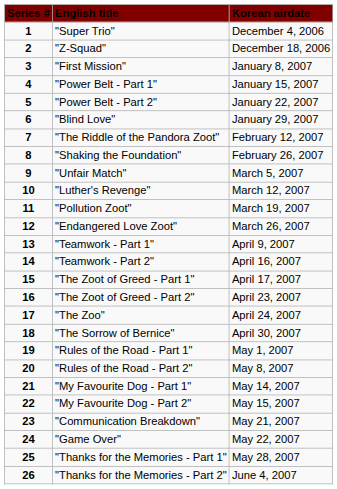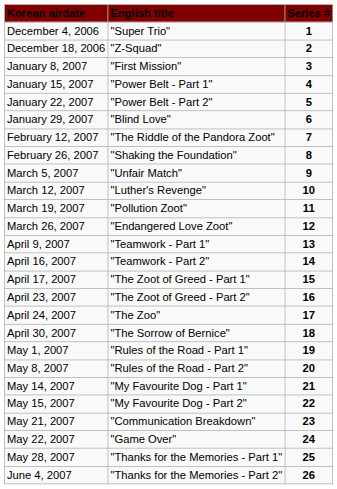columns swapped: (28, 13) <-> (271, 13)
